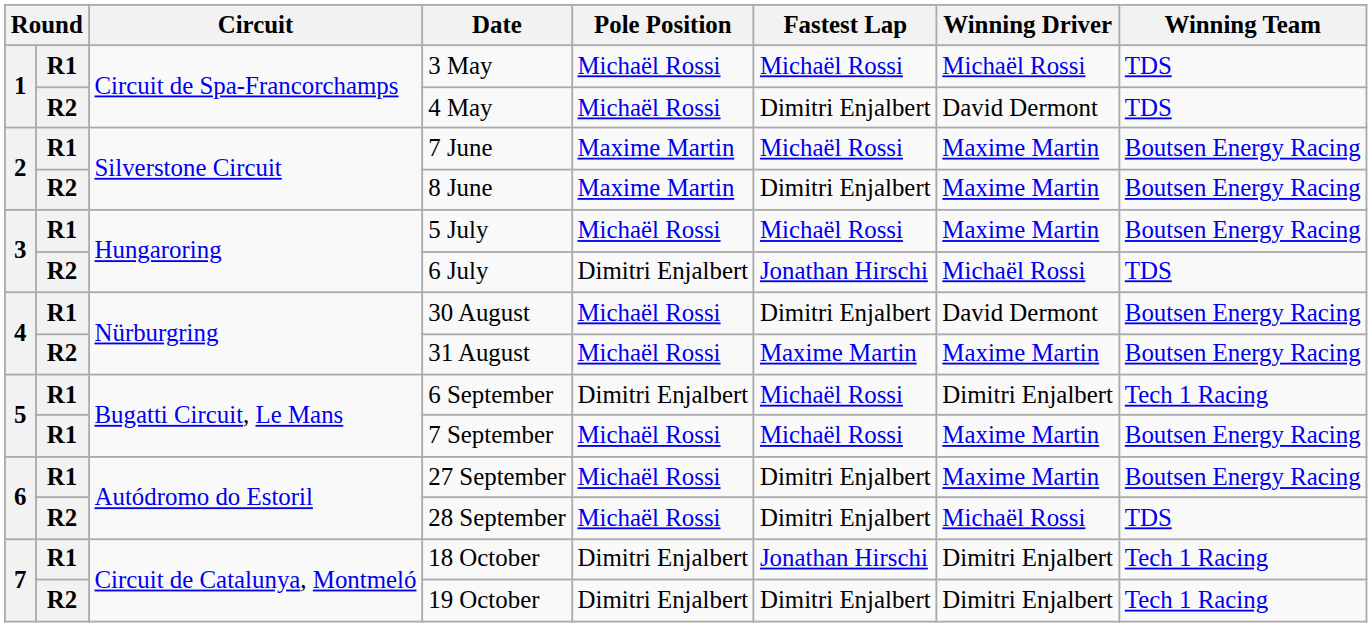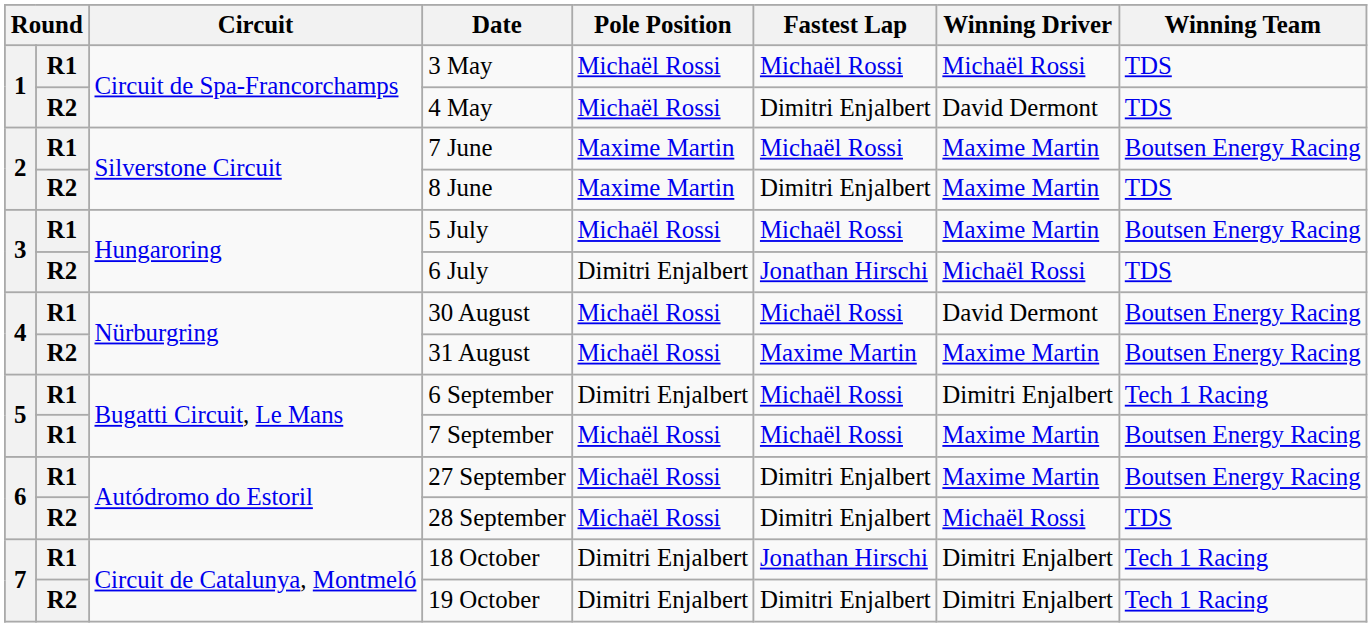(1243, 188) Boutsen Energy Racing -> (1148, 188) TDS
(845, 312) Dimitri Enjalbert -> (831, 312) Michaël Rossi
